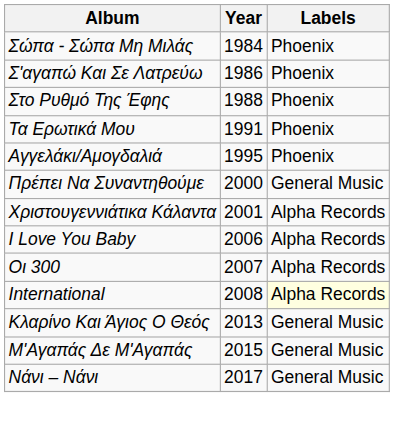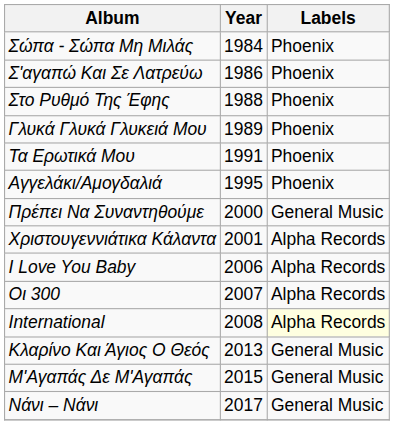+ row: (108, 128)
